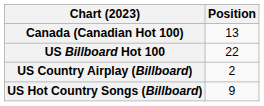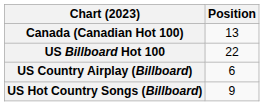(232, 71) 2 -> (232, 71) 6
